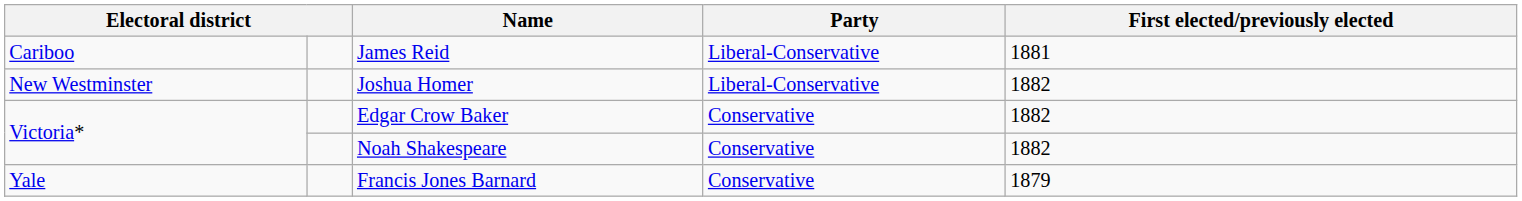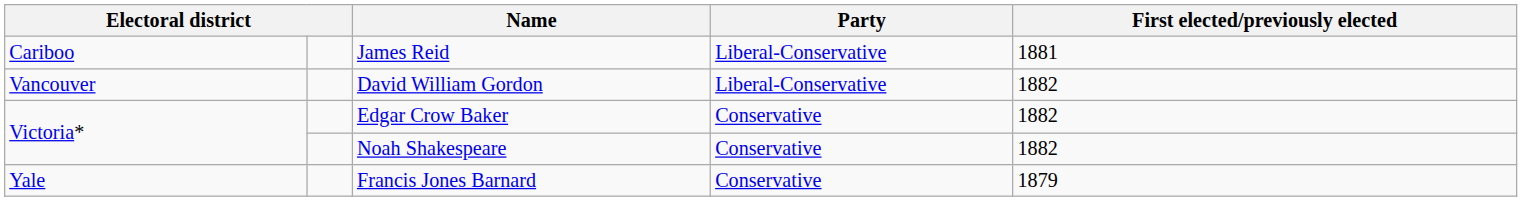- row: (415, 84)
+ row: (450, 84)
